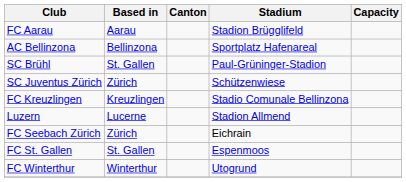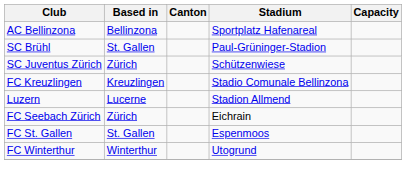- row: (30, 30)
